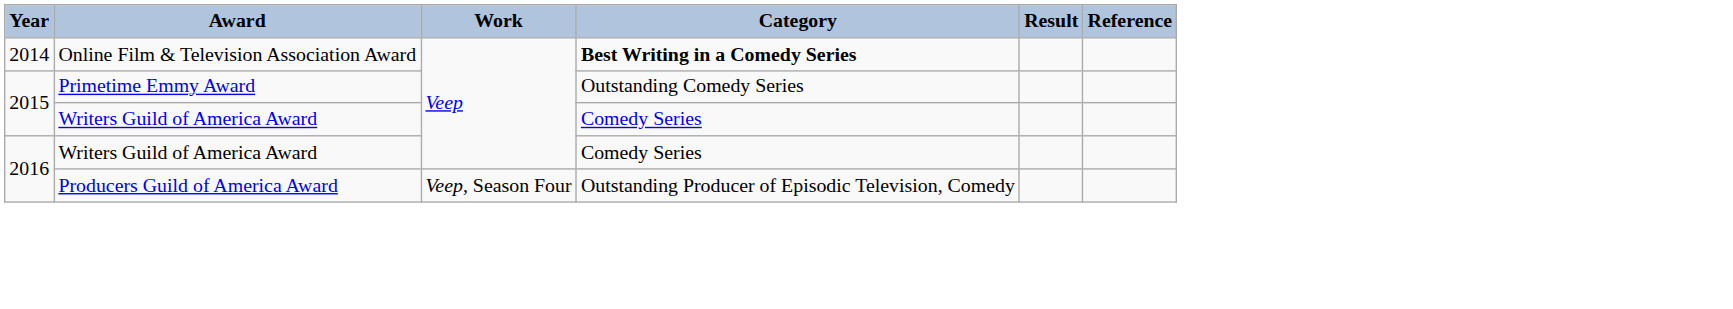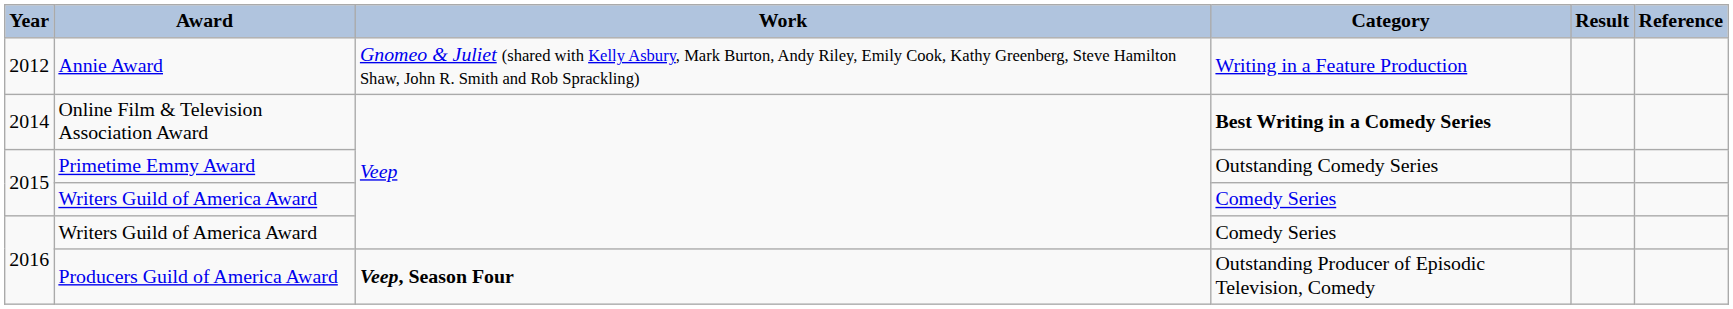+ row: (29, 65)
(499, 185) normal -> (437, 276) bold
